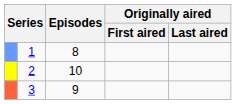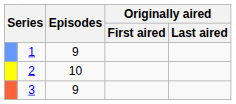(75, 52) 8 -> (75, 52) 9
